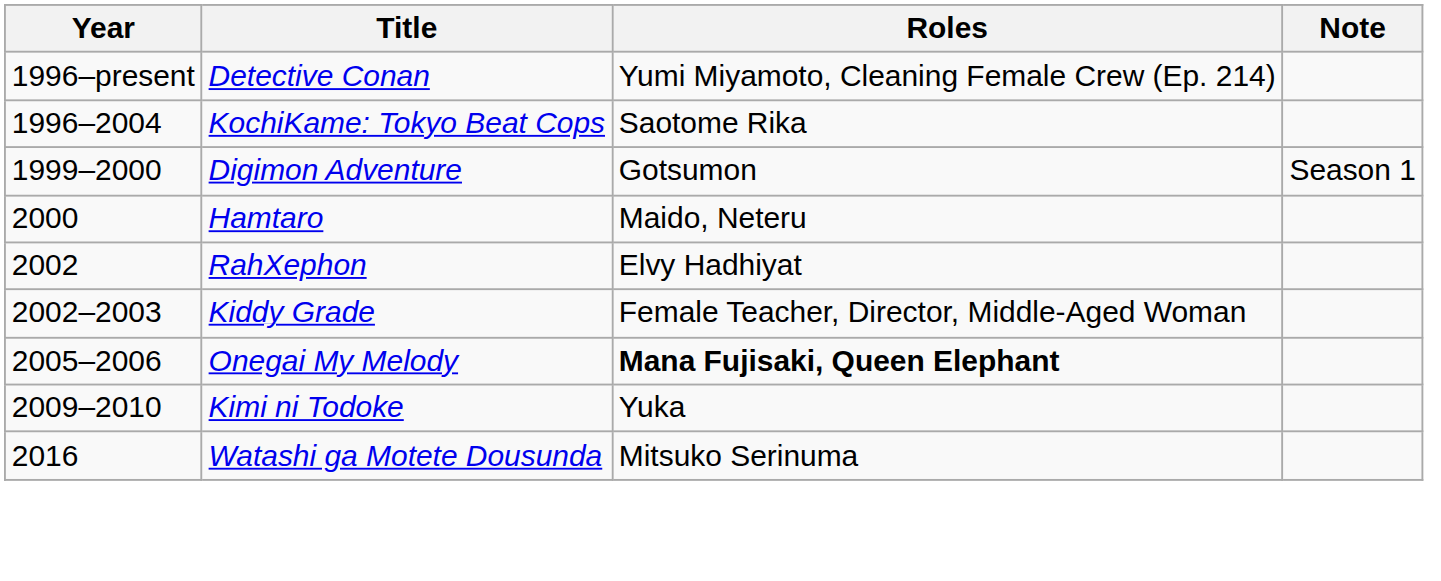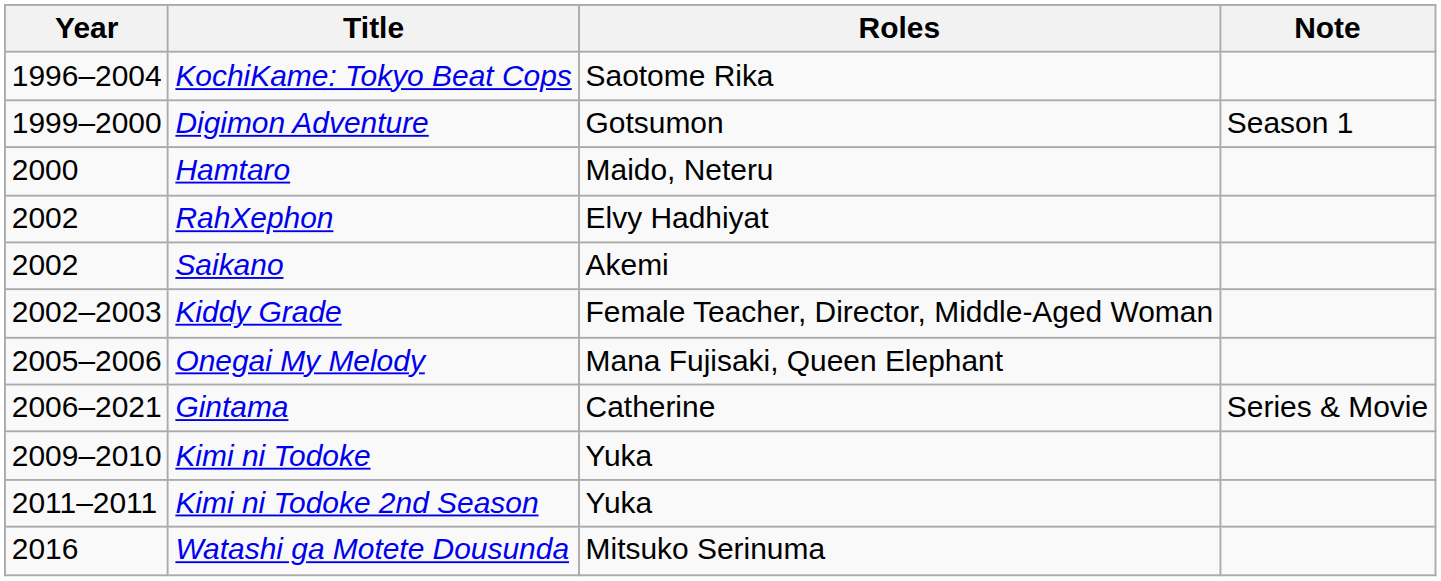- row: (319, 75)
+ row: (229, 265)
(839, 360) bold -> (794, 360) normal
+ row: (232, 407)
+ row: (357, 502)
